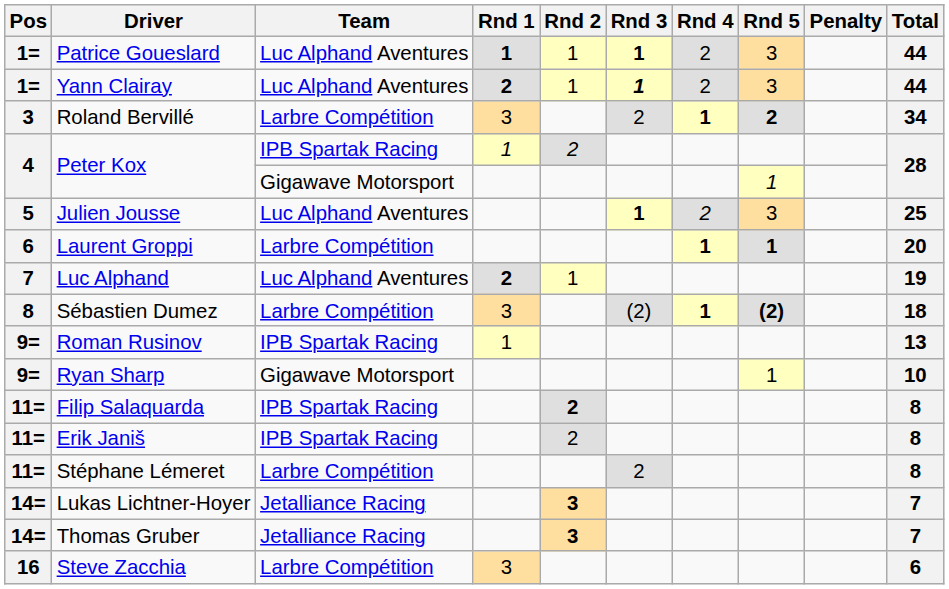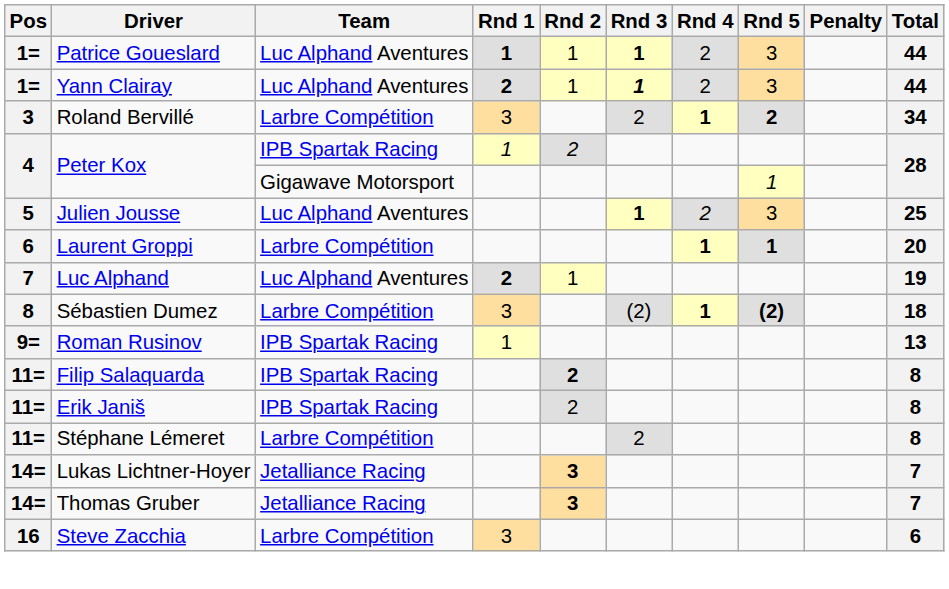- row: (110, 374)
